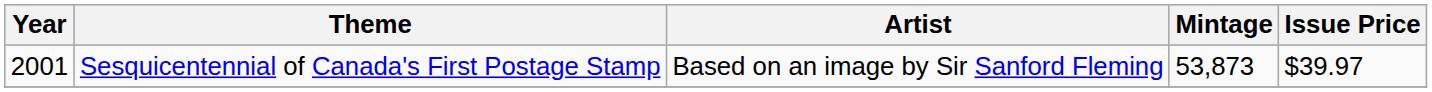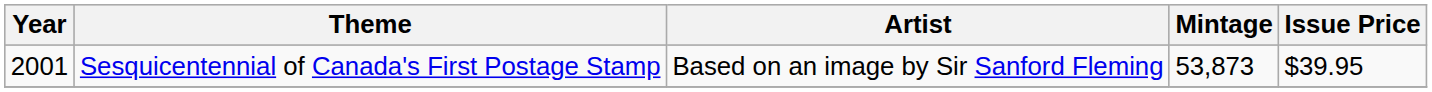(1324, 65) $39.97 -> (1324, 65) $39.95
